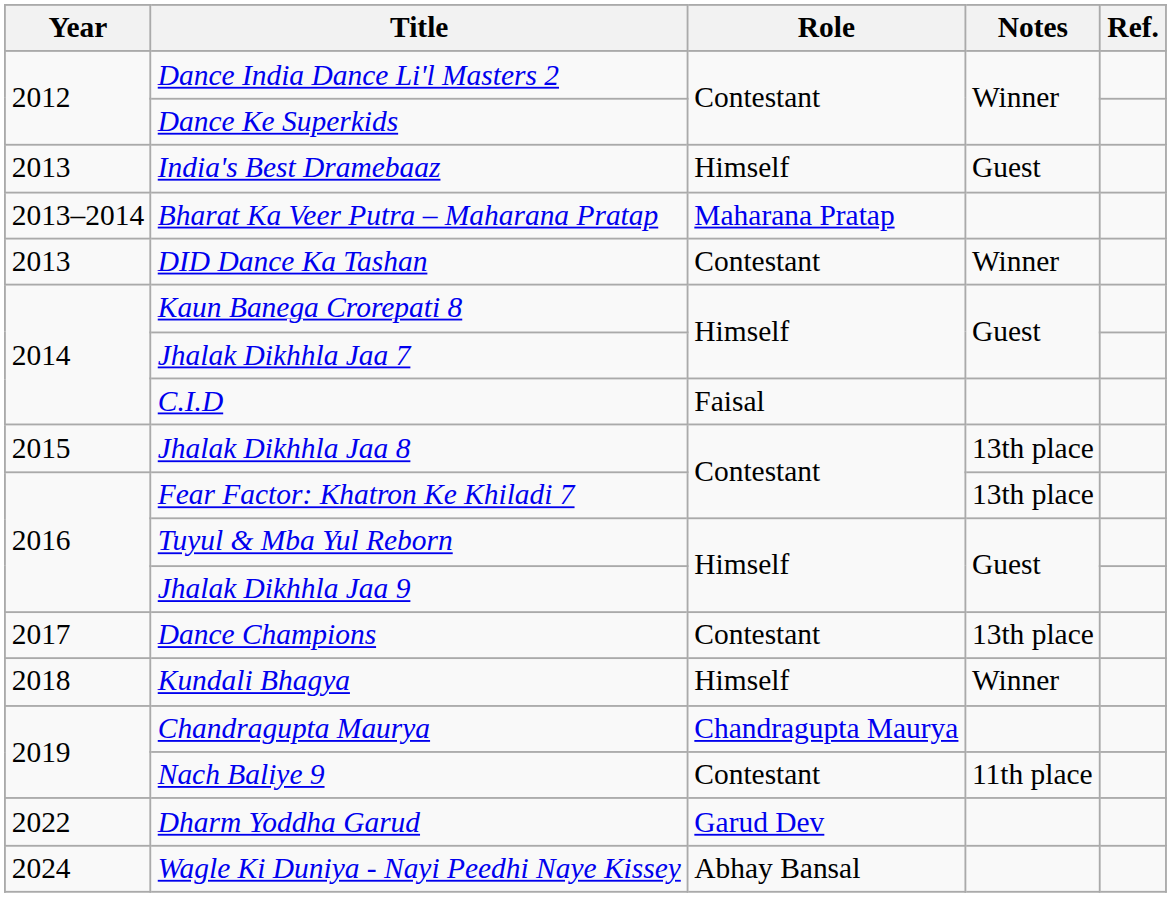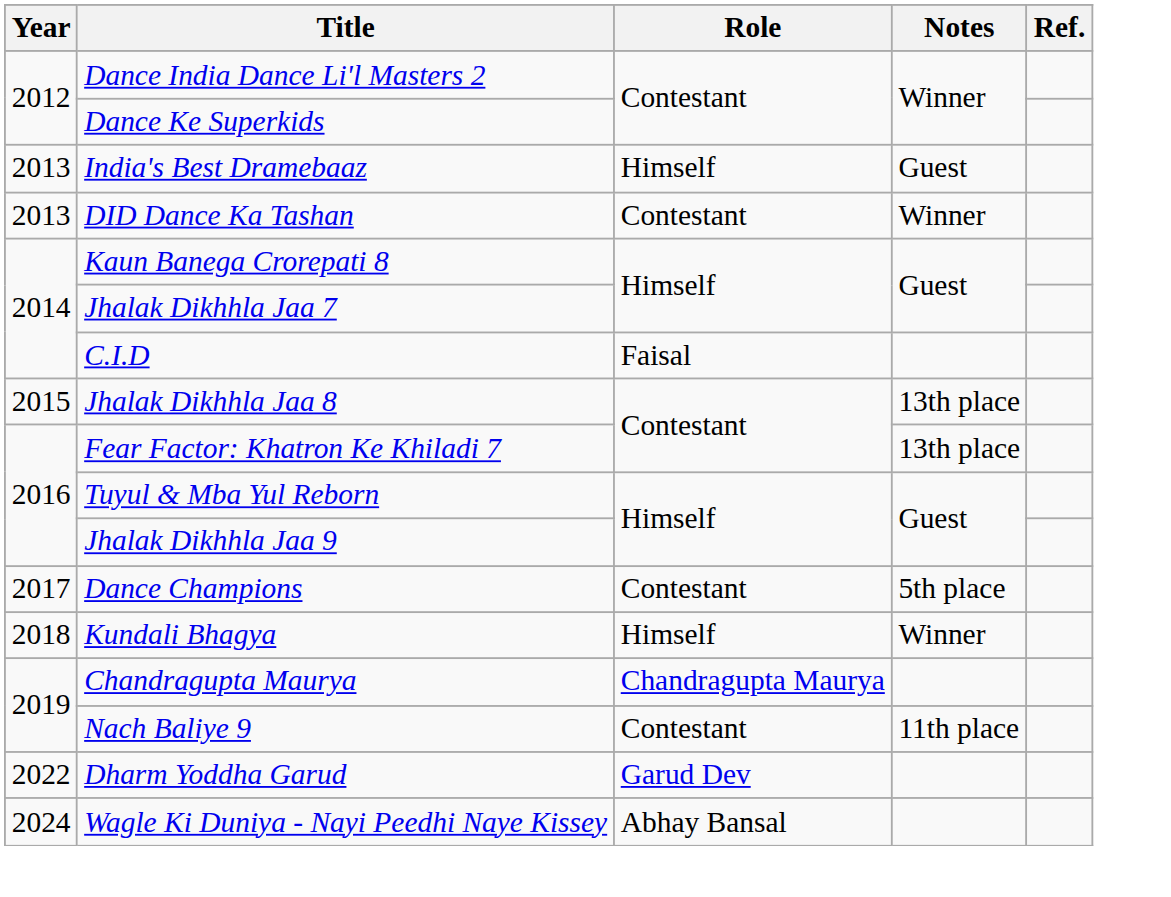- row: (408, 214)
(1033, 634) 13th place -> (952, 588) 5th place
